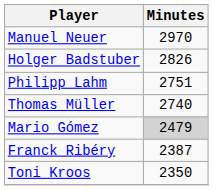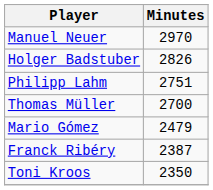(176, 106) 2740 -> (176, 106) 2700
(176, 128) lightgrey background -> (176, 128) no background
